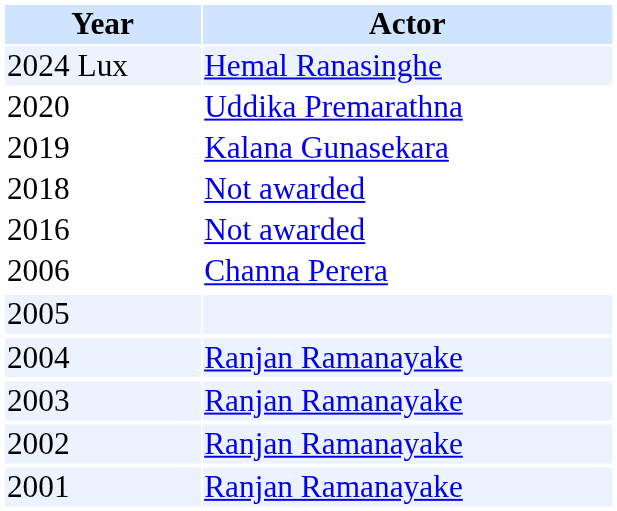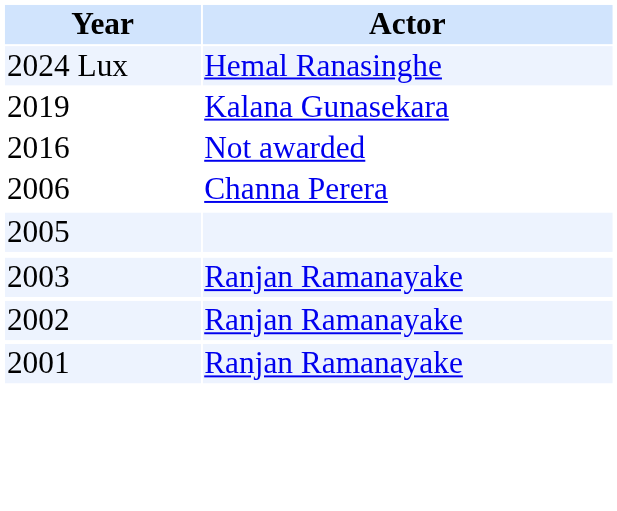- row: (38, 106)
- row: (38, 188)
- row: (38, 357)
